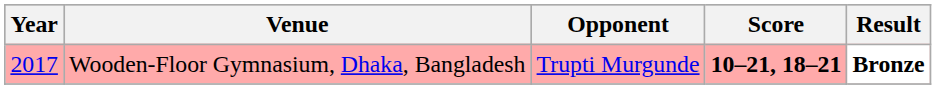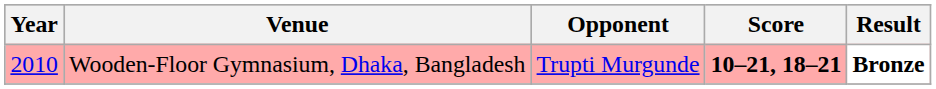(34, 63) 2017 -> (34, 63) 2010
